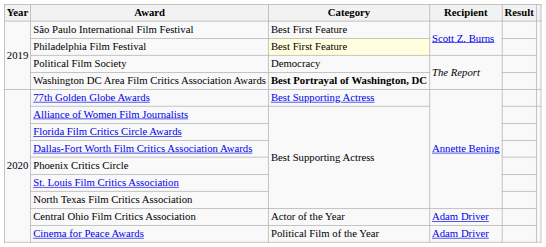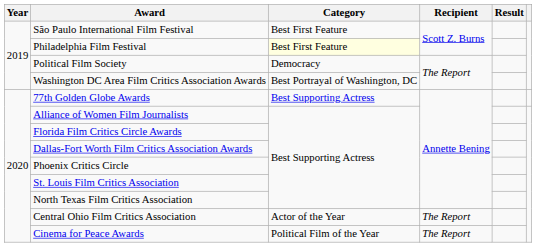(349, 81) bold -> (344, 81) normal
(460, 217) Adam Driver -> (446, 217) The Report
(460, 234) Adam Driver -> (446, 234) The Report
